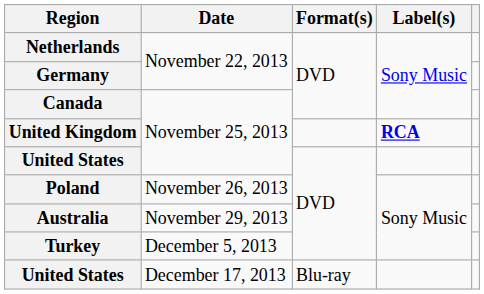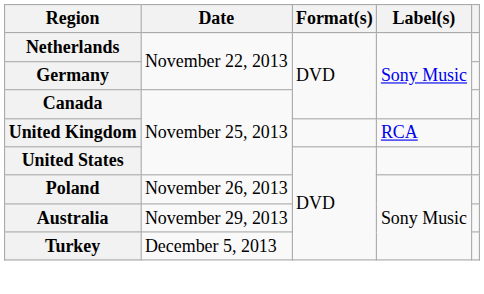(400, 132) bold -> (399, 132) normal
- row: (73, 274)
